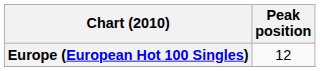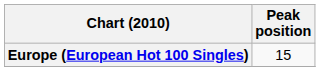(283, 54) 12 -> (283, 54) 15
